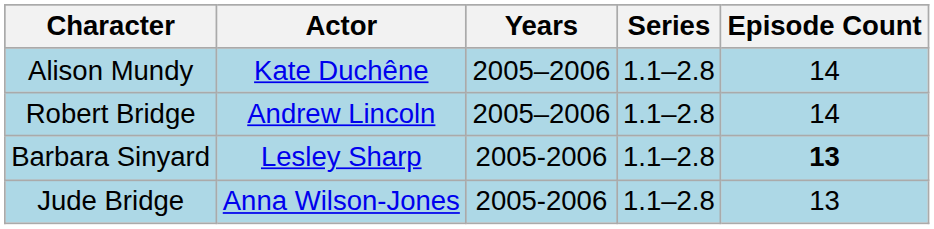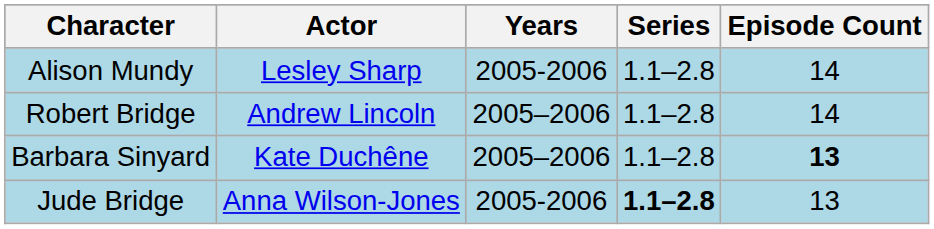(341, 69) Kate Duchêne -> (341, 69) Lesley Sharp
(541, 69) 2005–2006 -> (541, 69) 2005-2006
(341, 157) Lesley Sharp -> (341, 157) Kate Duchêne
(541, 157) 2005-2006 -> (541, 157) 2005–2006
(669, 200) normal -> (669, 200) bold
